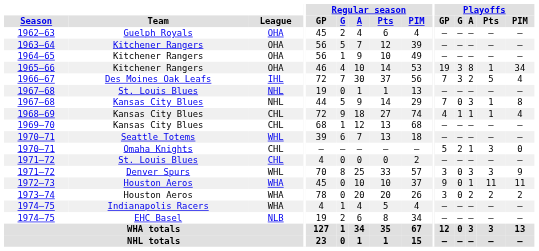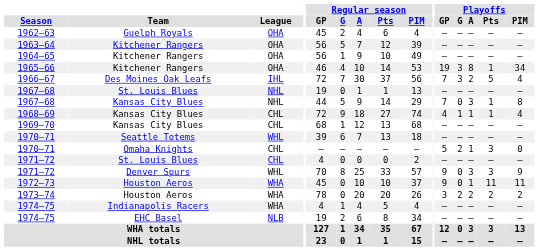(444, 172) 3 -> (444, 172) 9
(460, 195) 0 -> (460, 195) 2
